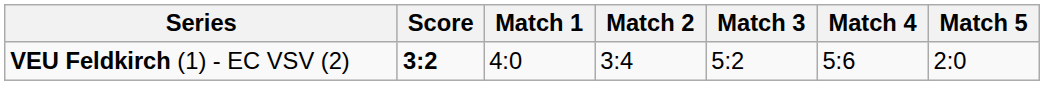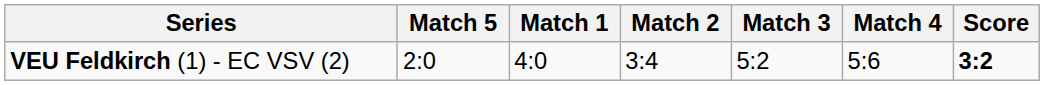columns swapped: (441, 23) <-> (984, 23)
